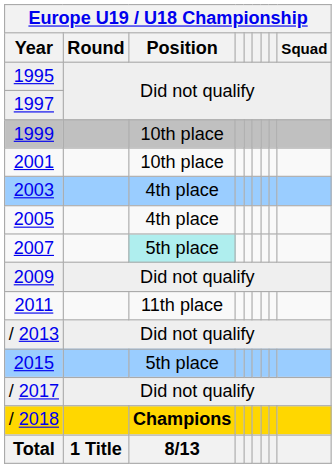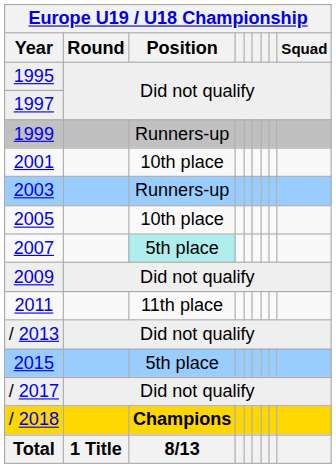(182, 133) 10th place -> (182, 133) Runners-up
(182, 190) 4th place -> (182, 190) Runners-up
(182, 219) 4th place -> (182, 219) 10th place
